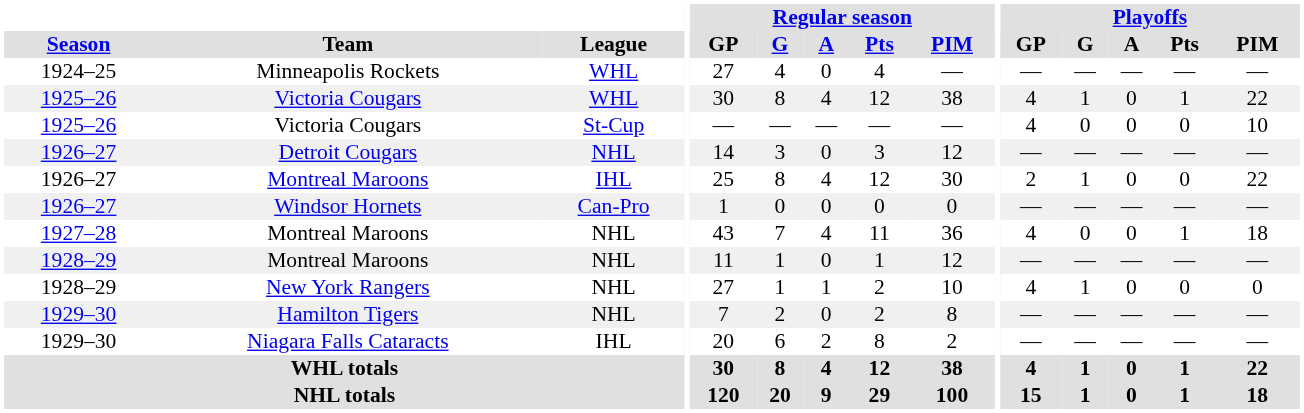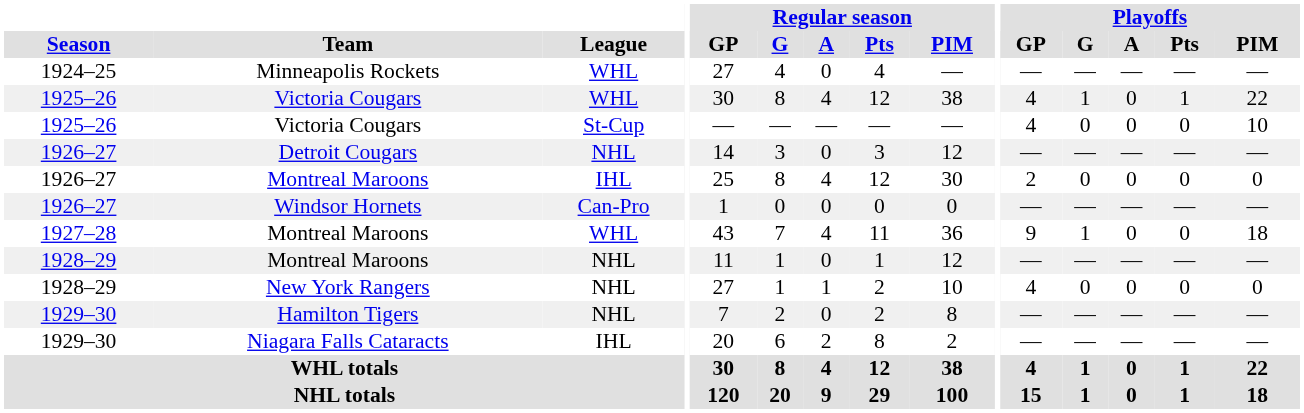(1085, 179) 1 -> (1085, 179) 0
(1257, 179) 22 -> (1257, 179) 0
(614, 233) NHL -> (614, 233) WHL
(1031, 233) 4 -> (1031, 233) 9
(1085, 233) 0 -> (1085, 233) 1
(1185, 233) 1 -> (1185, 233) 0
(1085, 287) 1 -> (1085, 287) 0
